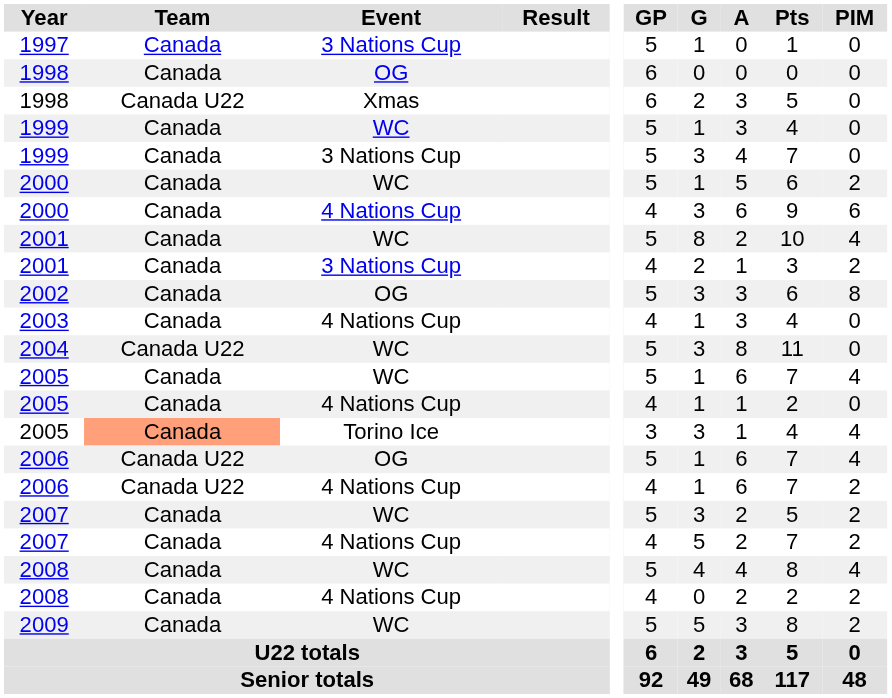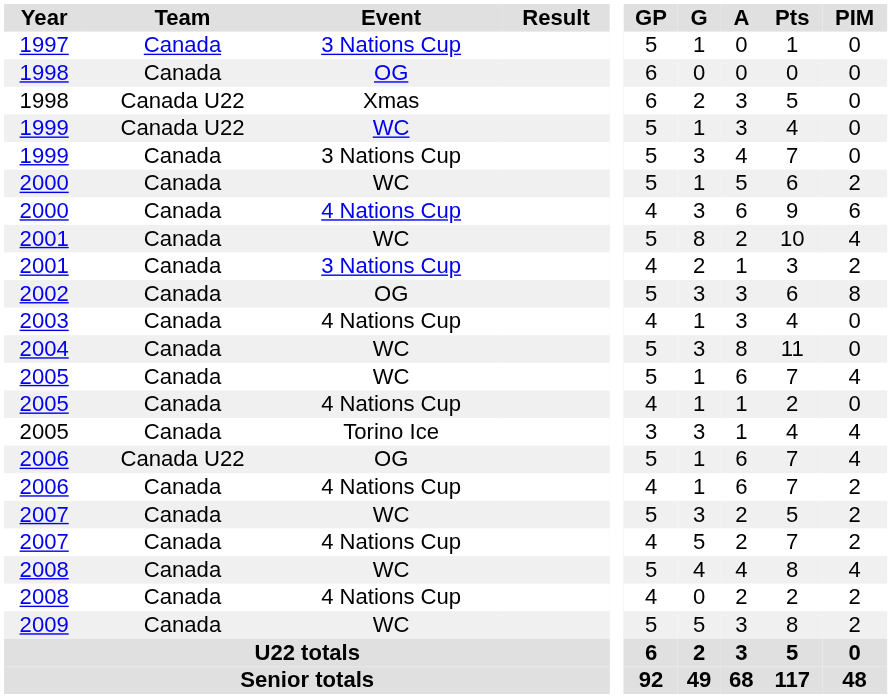(182, 128) Canada -> (182, 128) Canada U22
(182, 348) Canada U22 -> (182, 348) Canada
(182, 431) lightsalmon background -> (182, 431) no background
(182, 486) Canada U22 -> (182, 486) Canada
